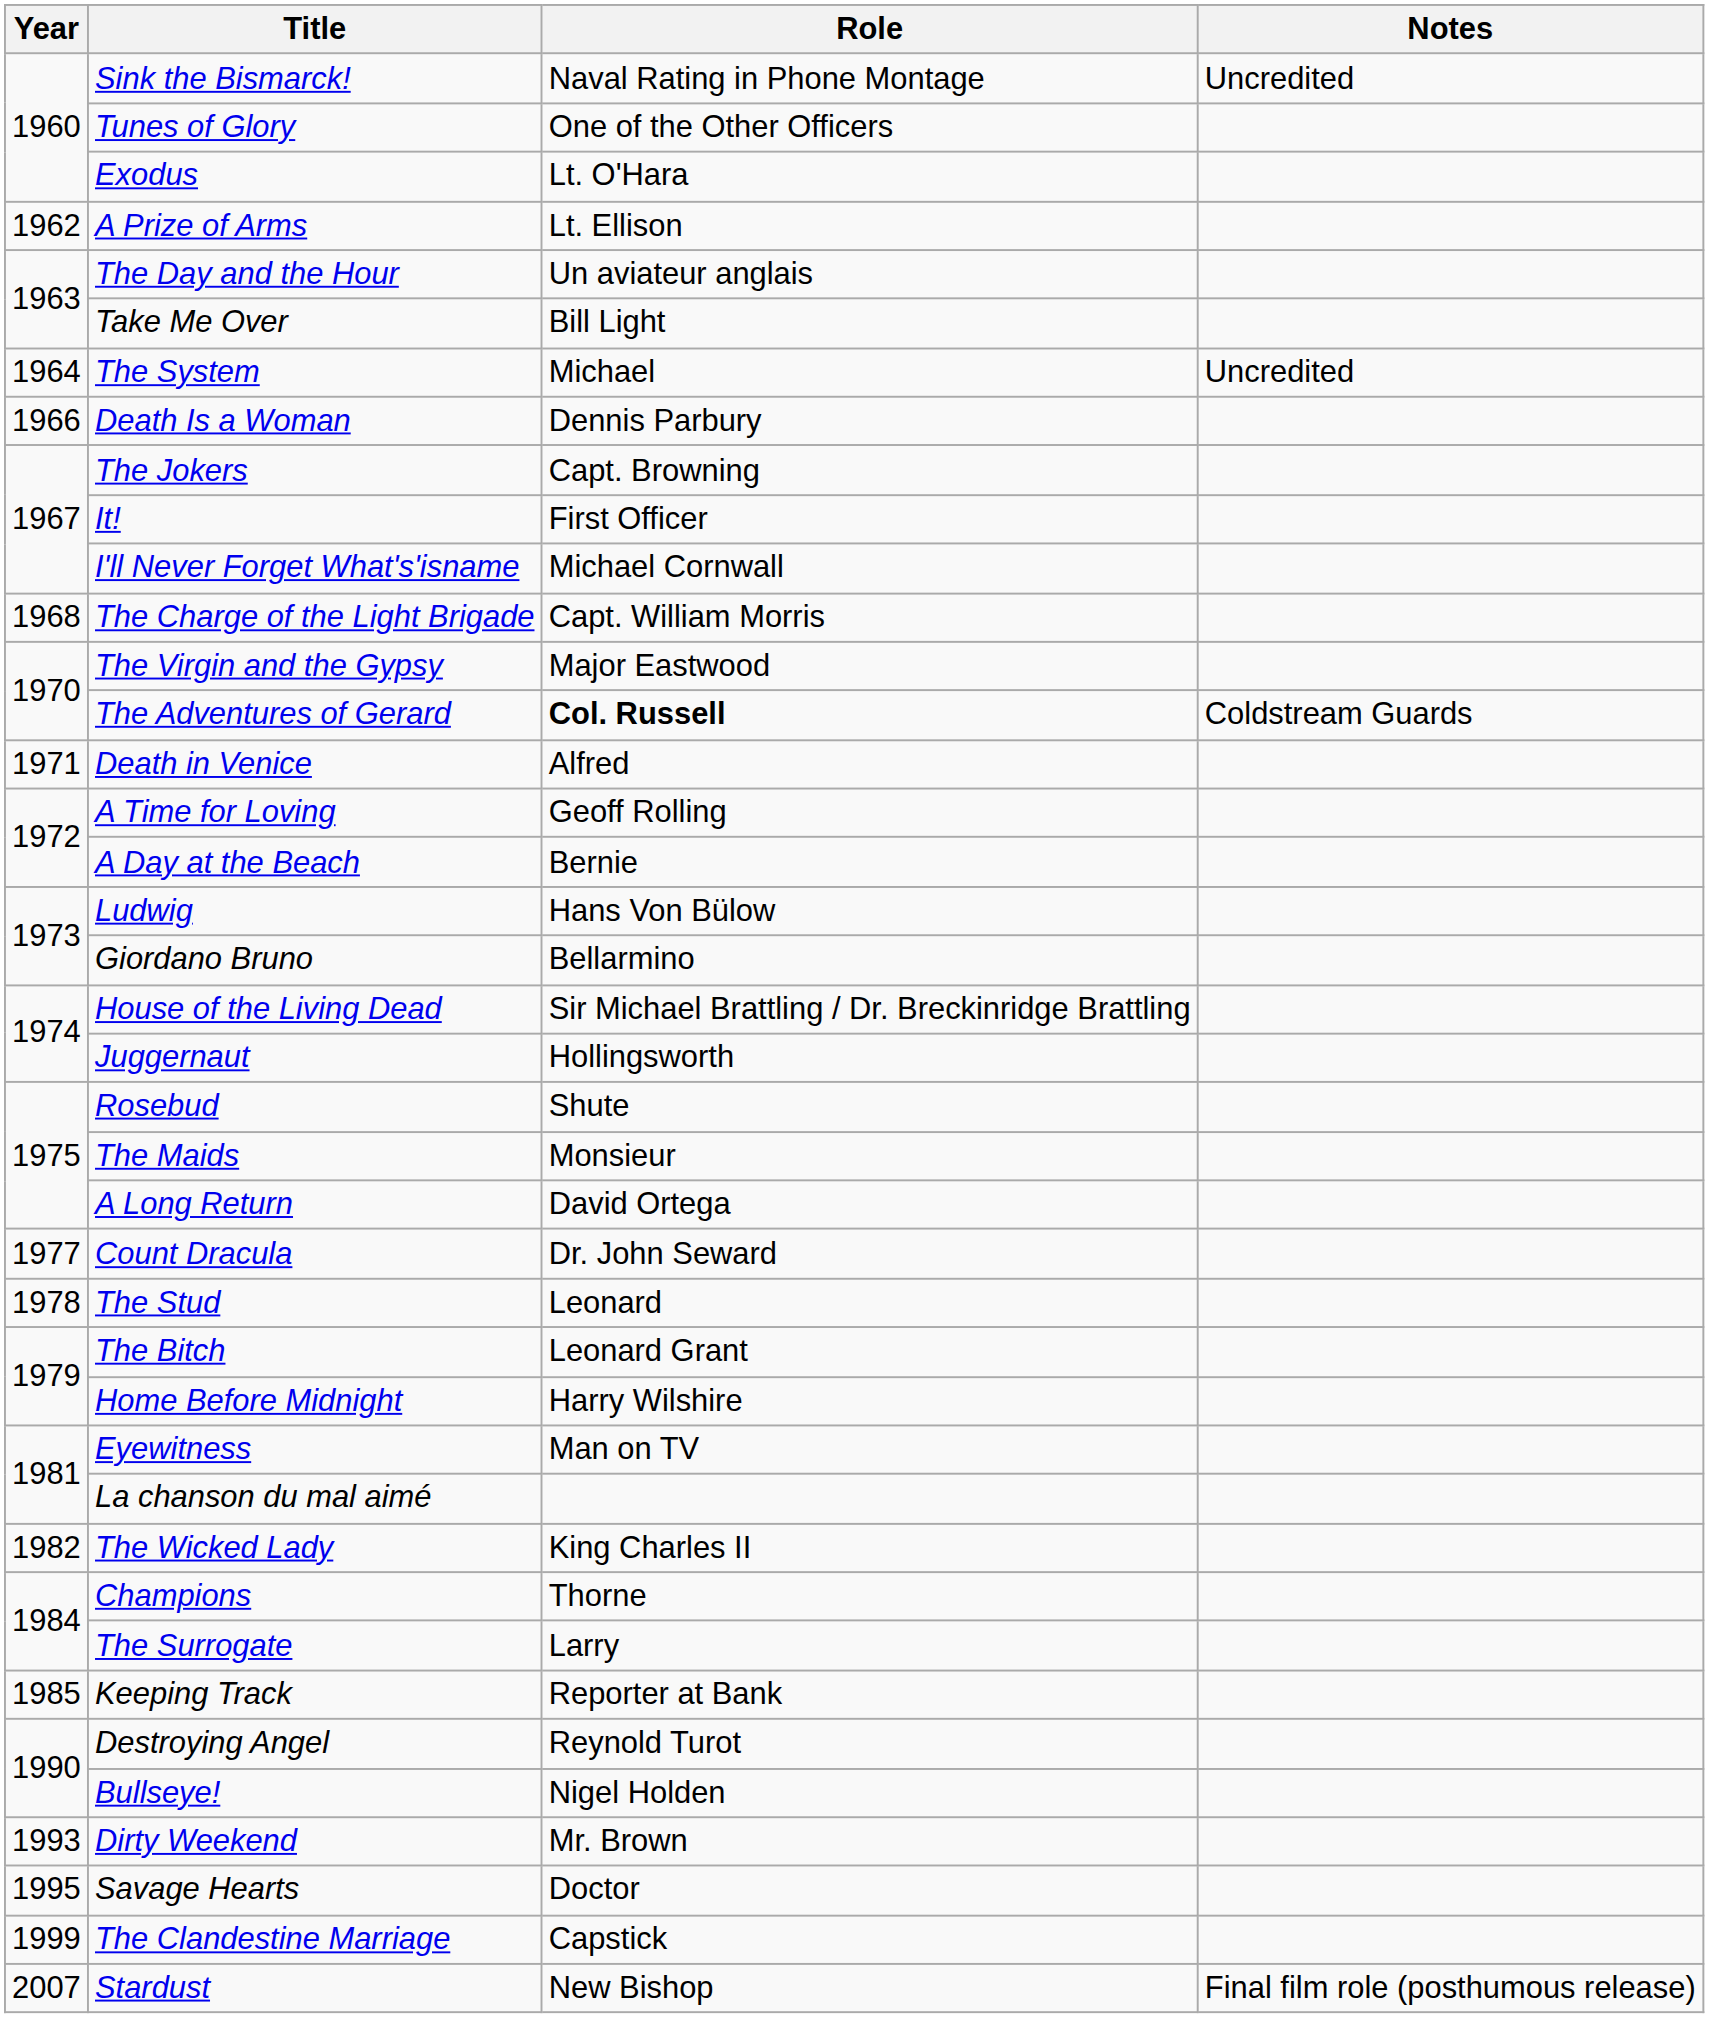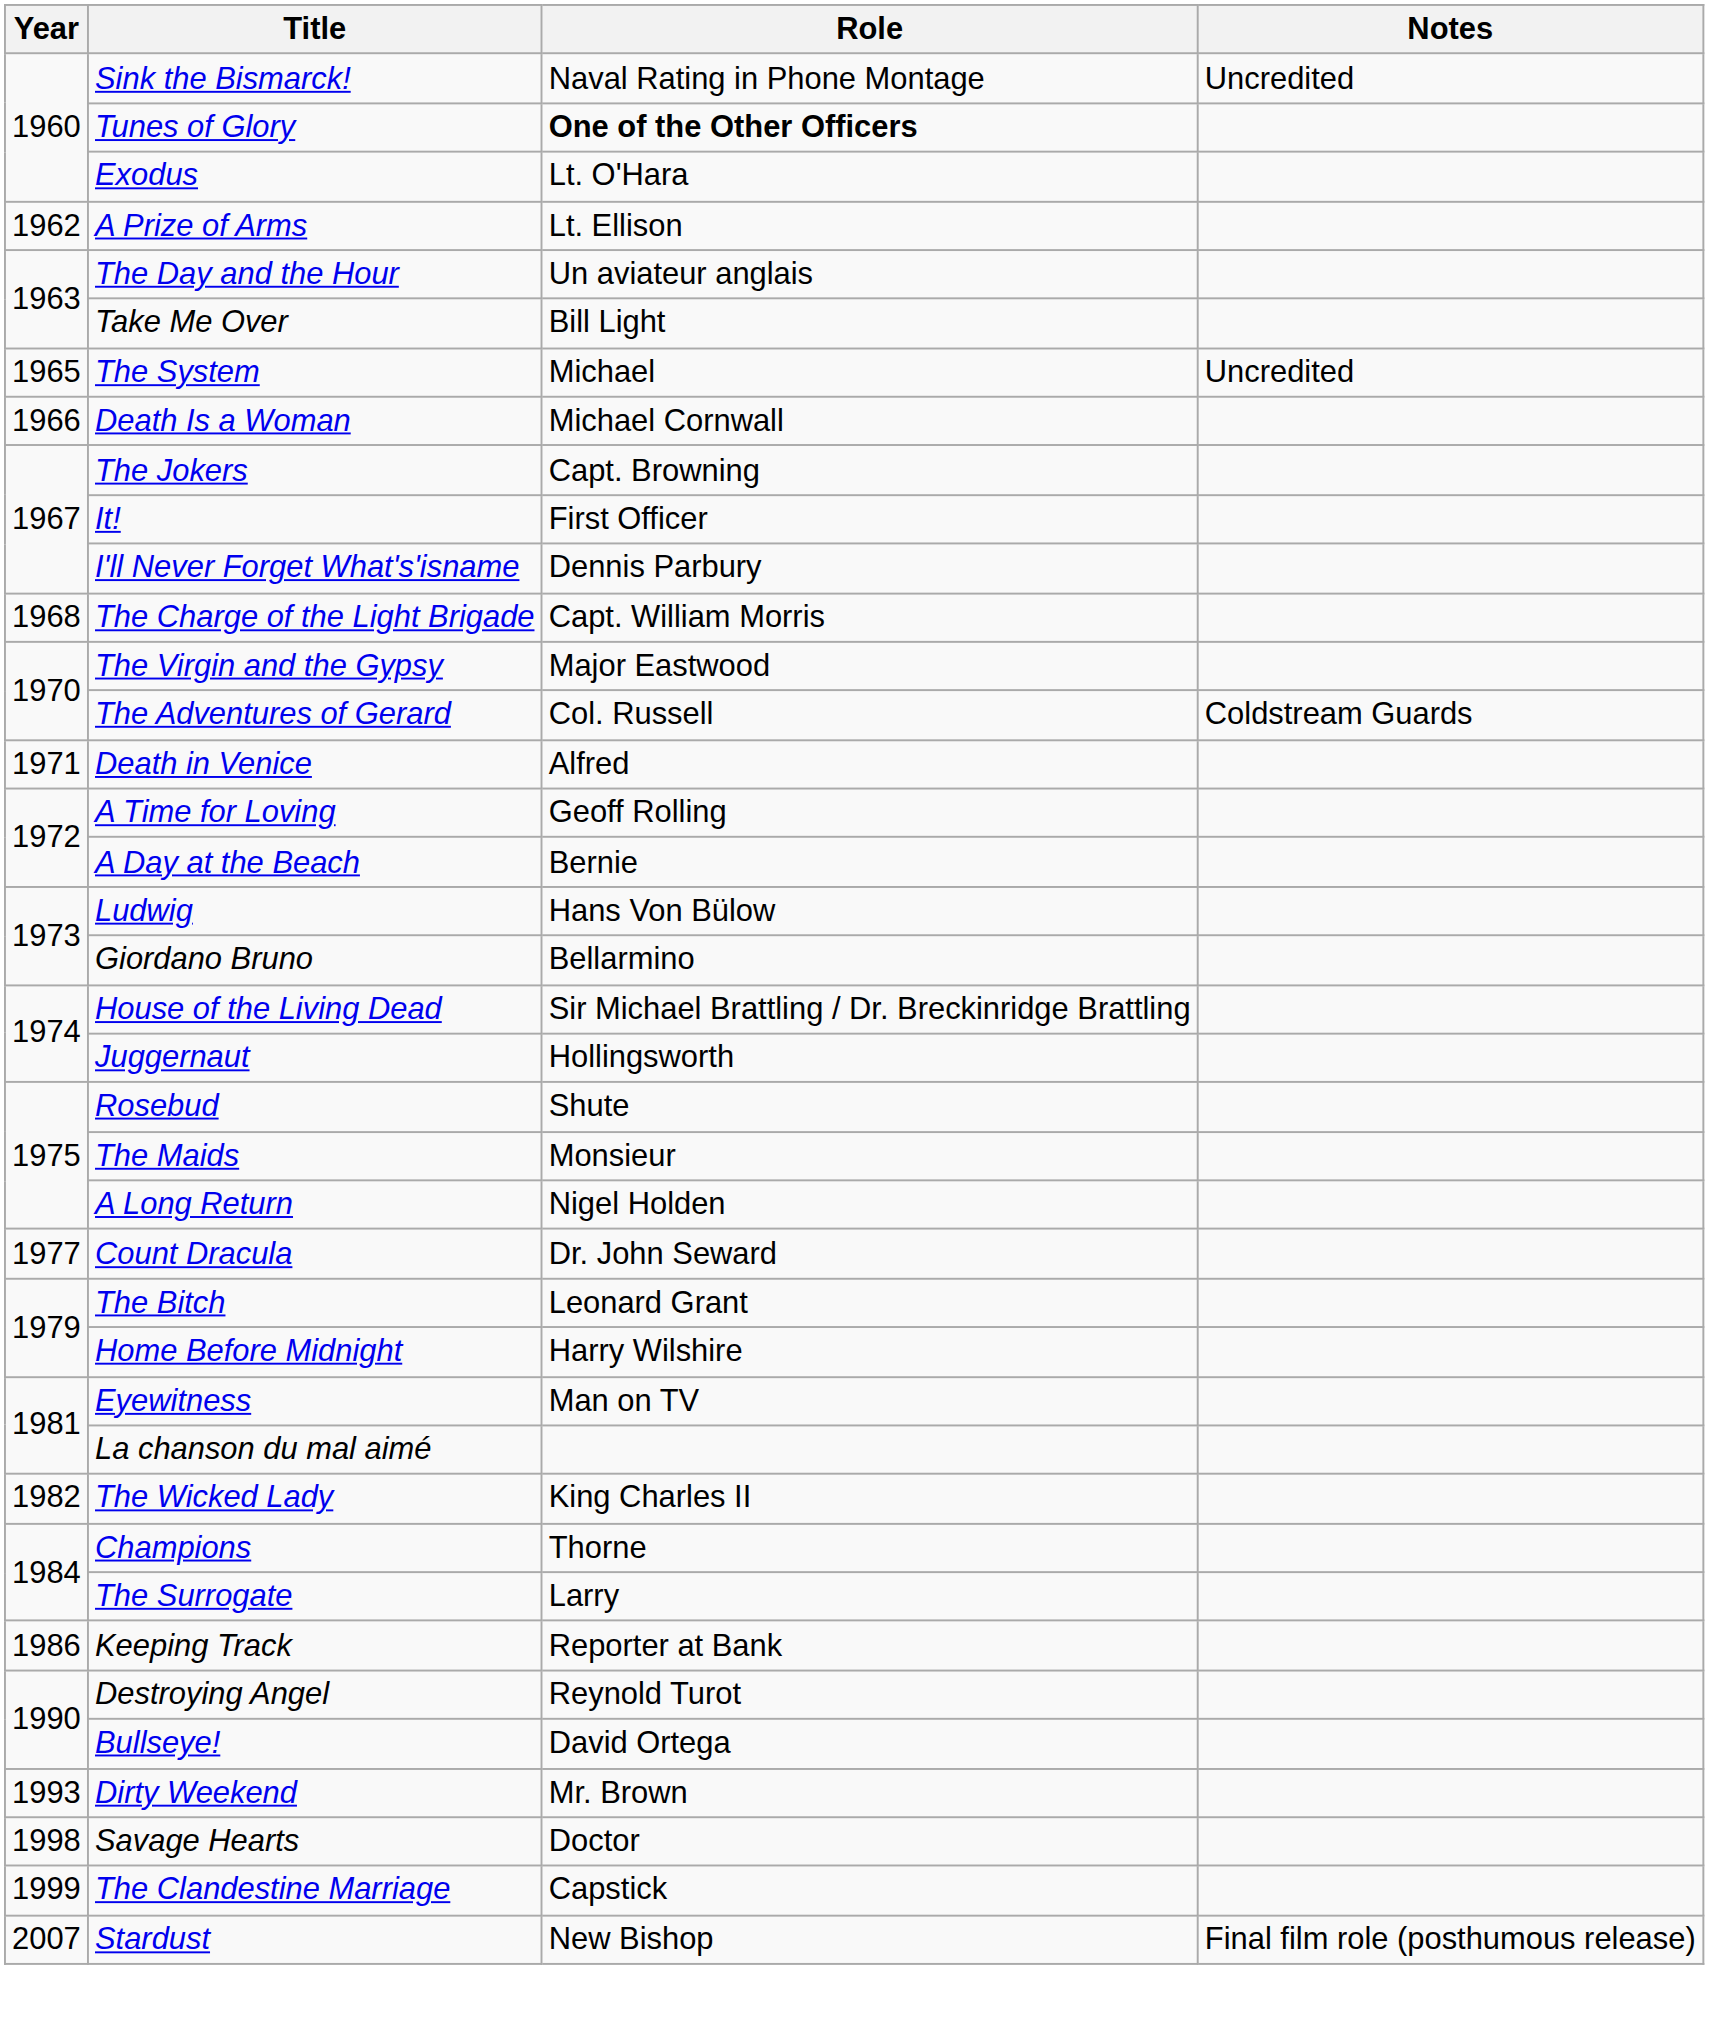(721, 126) normal -> (733, 126) bold
(46, 371) 1964 -> (46, 371) 1965
(655, 420) Dennis Parbury -> (666, 420) Michael Cornwall
(666, 567) Michael Cornwall -> (655, 567) Dennis Parbury
(637, 714) bold -> (631, 714) normal
(640, 1204) David Ortega -> (637, 1204) Nigel Holden
- row: (158, 1302)
(46, 1694) 1985 -> (46, 1645) 1986
(637, 1792) Nigel Holden -> (640, 1743) David Ortega
(46, 1889) 1995 -> (46, 1841) 1998
